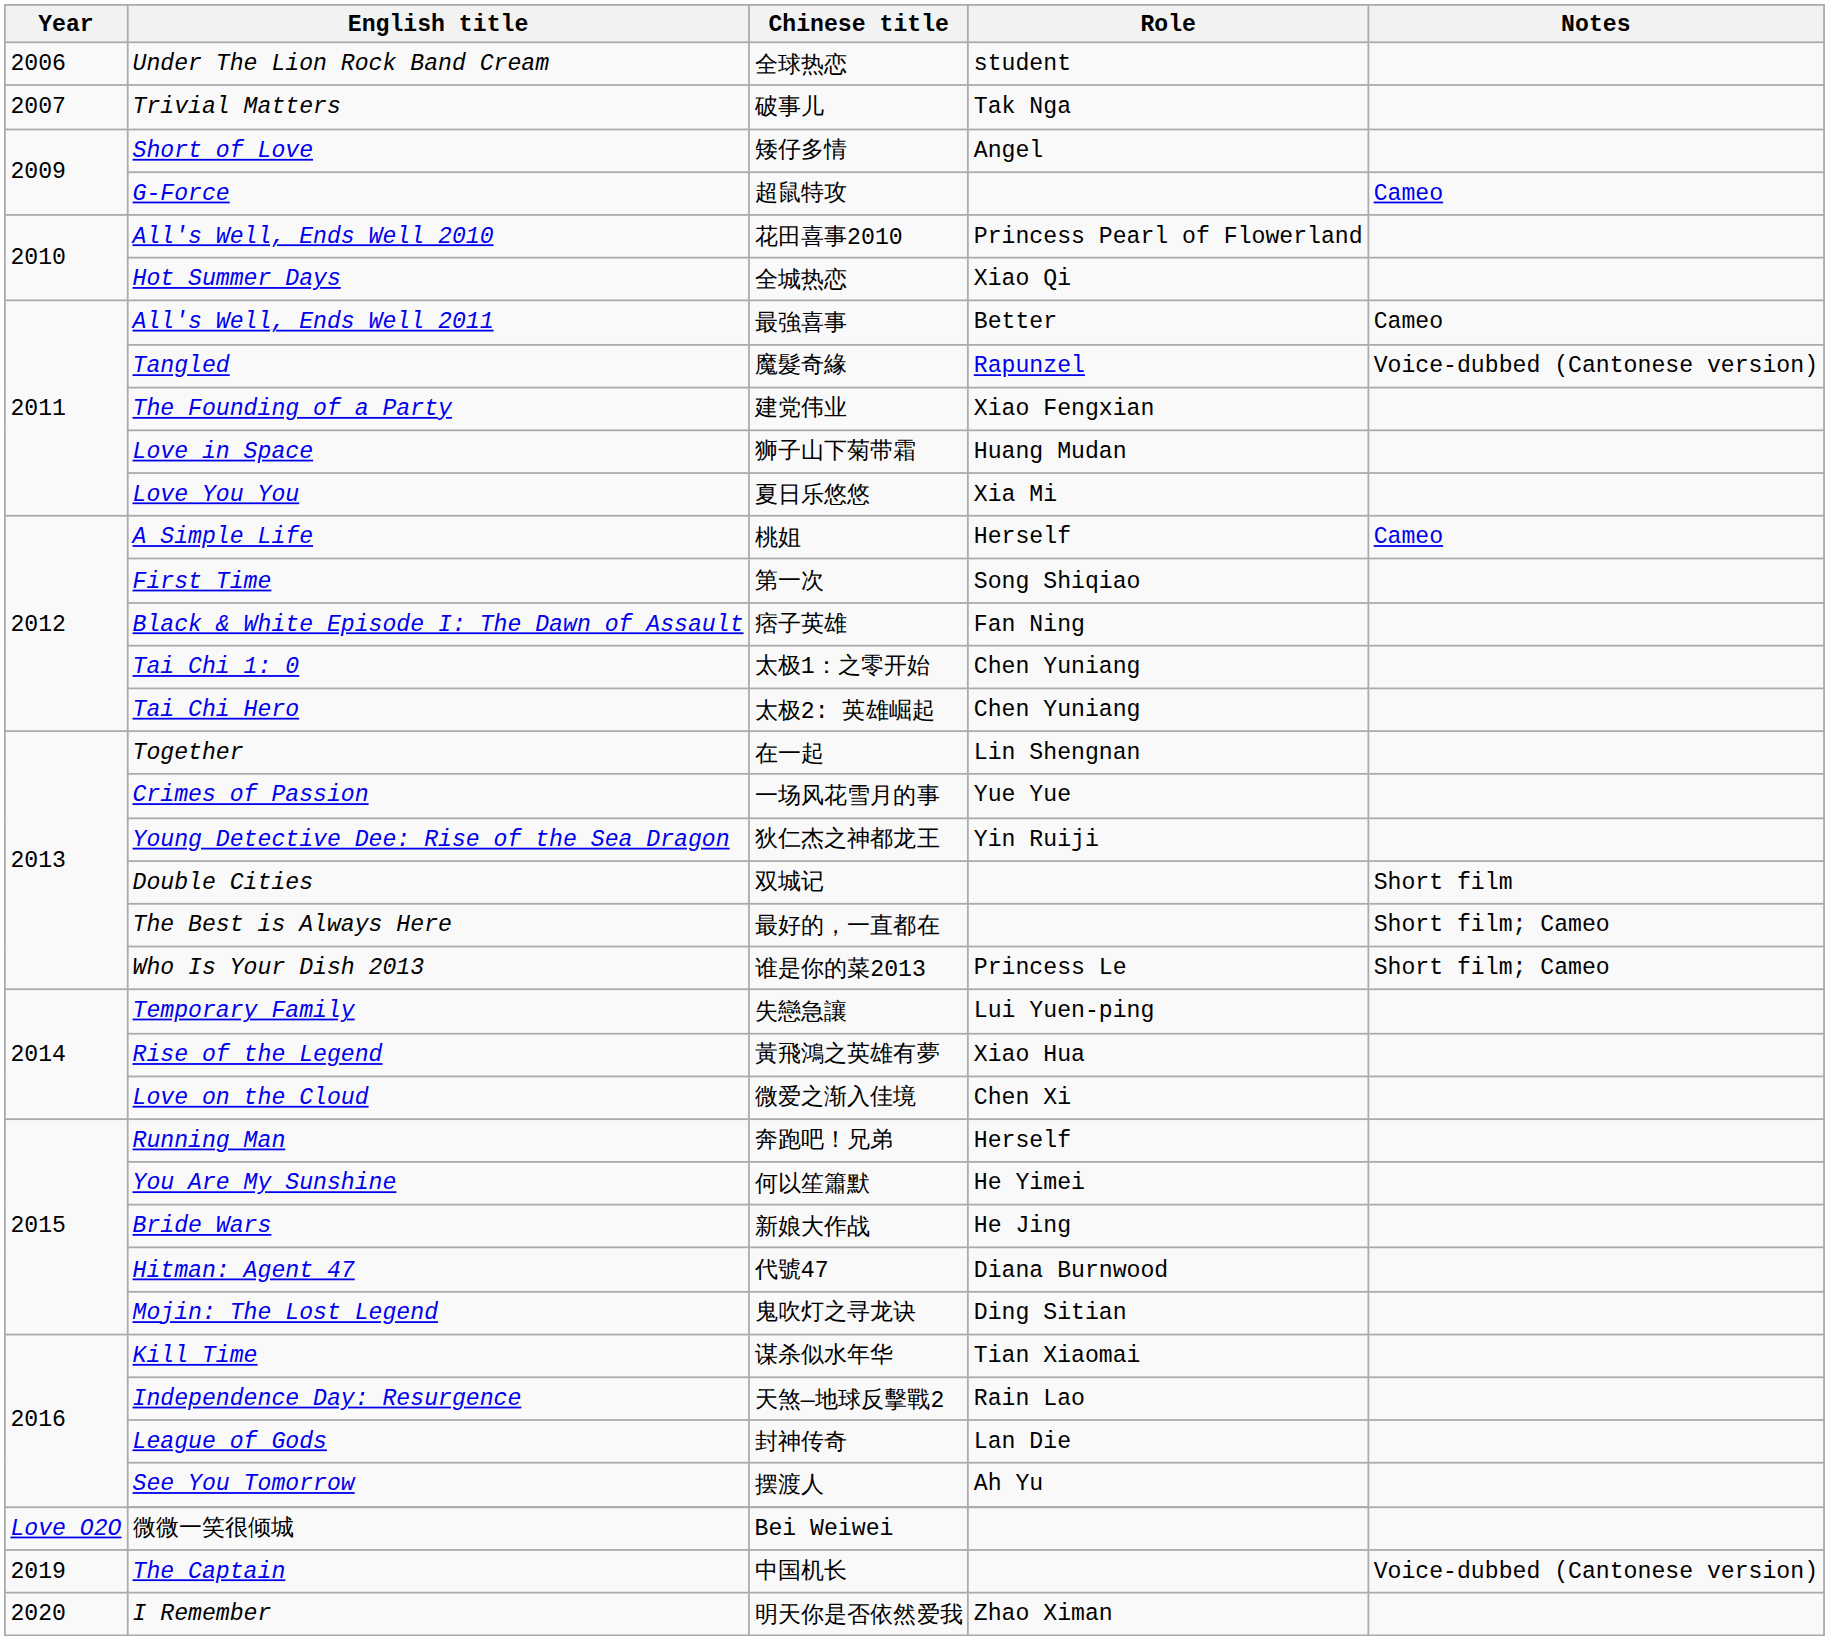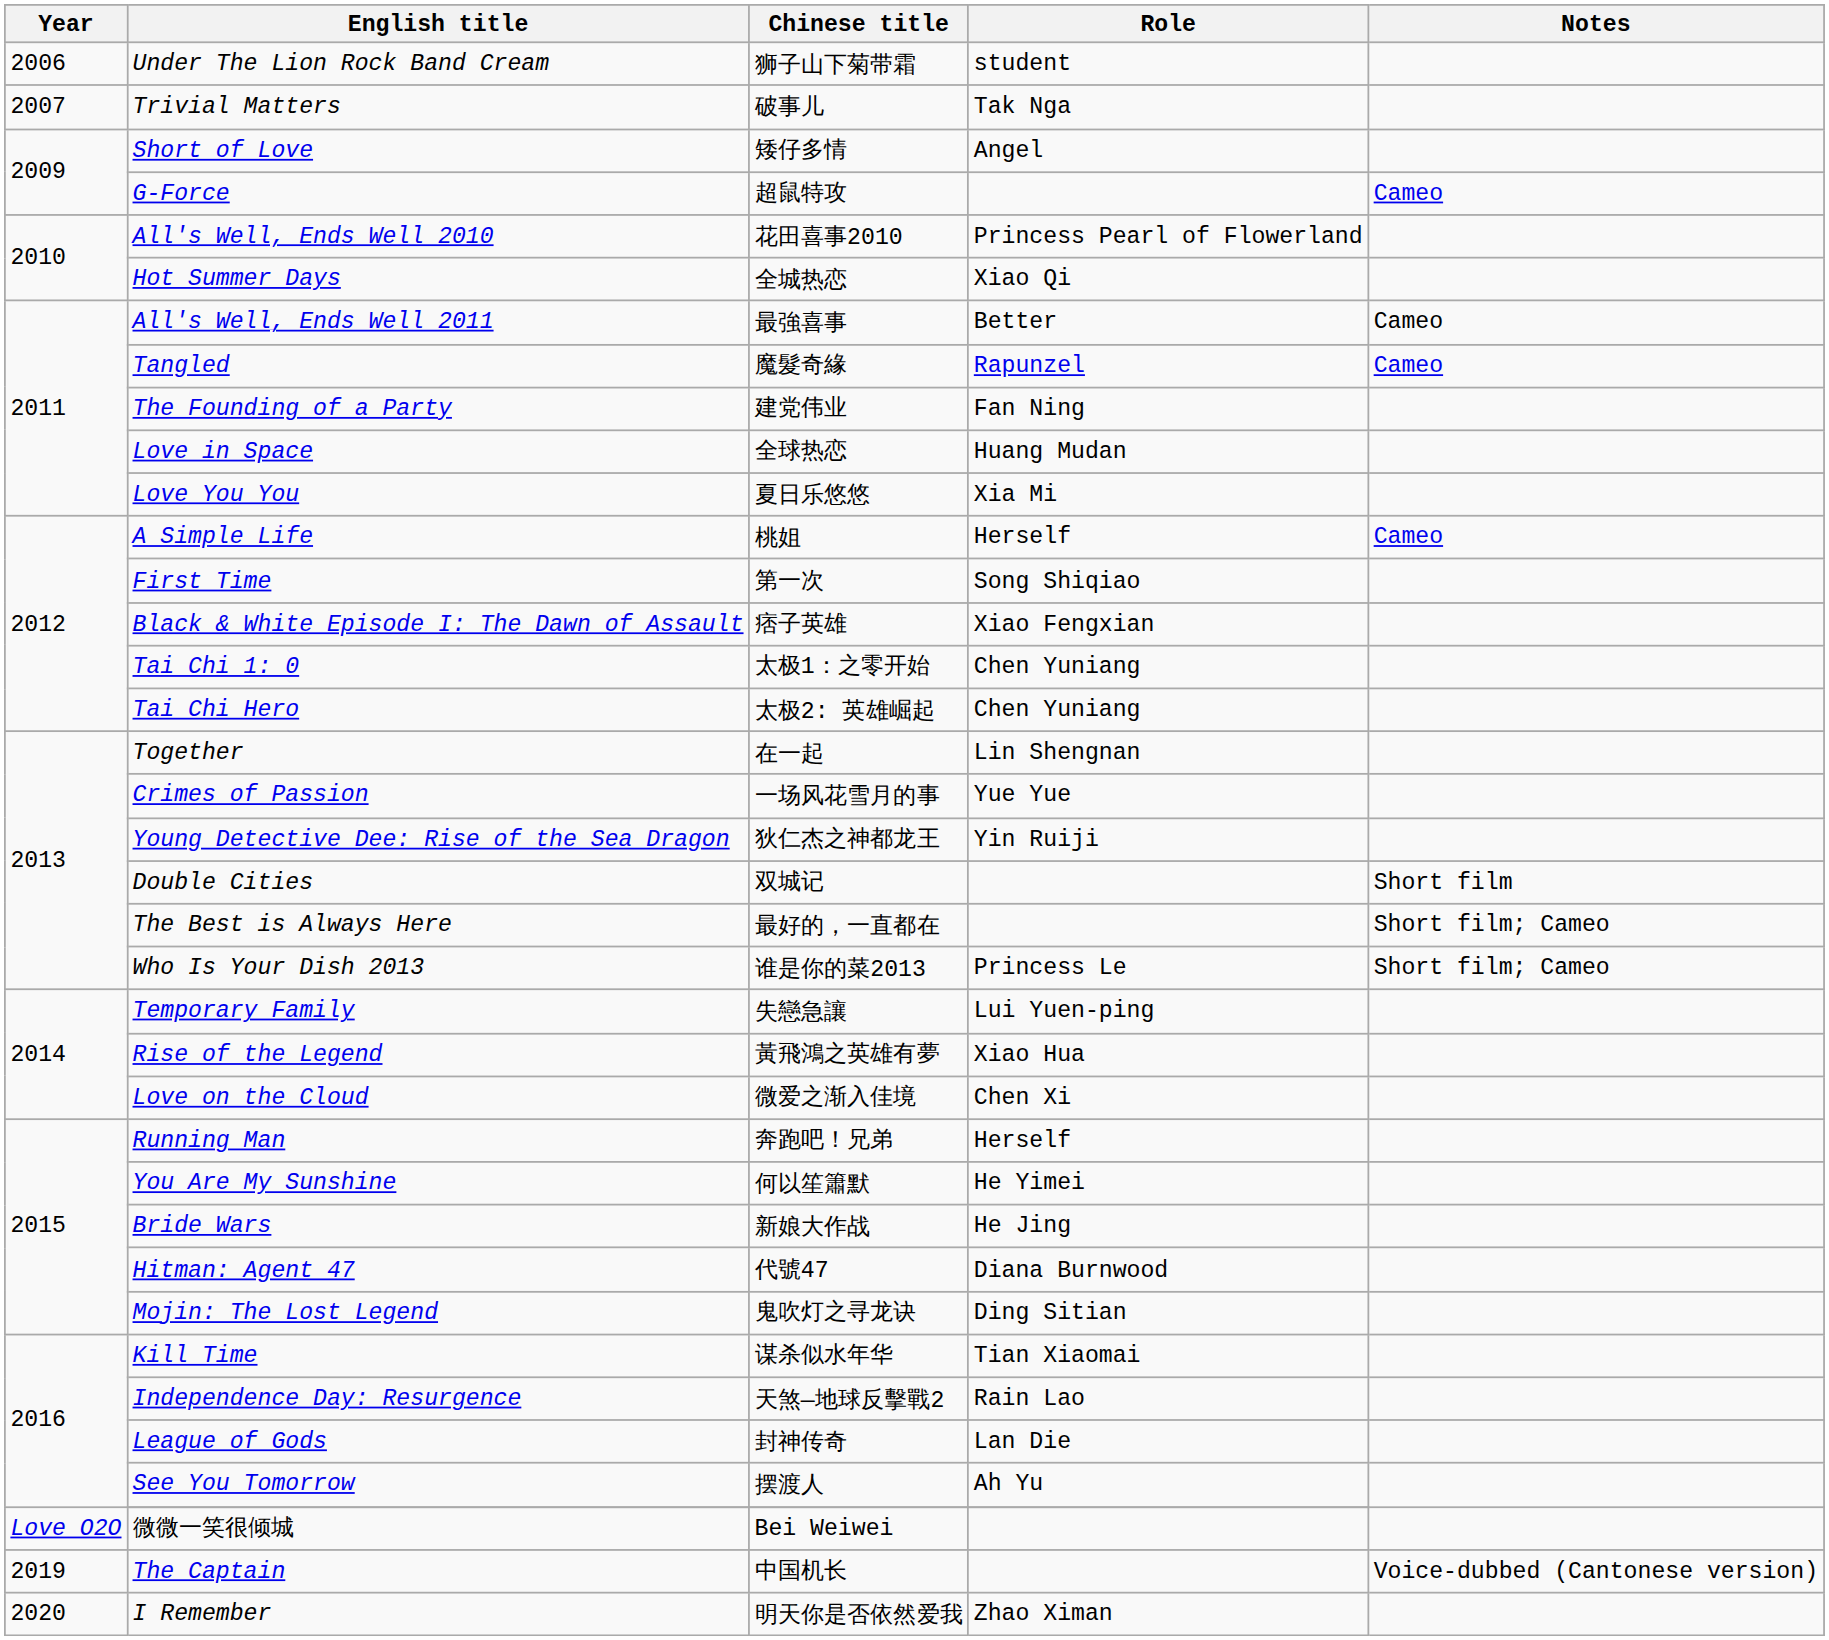(801, 65) 全球热恋 -> (836, 65) 狮子山下菊带霜
(1596, 366) Voice-dubbed (Cantonese version) -> (1408, 366) Cameo
(1064, 409) Xiao Fengxian -> (1029, 409) Fan Ning
(836, 453) 狮子山下菊带霜 -> (801, 453) 全球热恋
(1029, 624) Fan Ning -> (1064, 624) Xiao Fengxian
